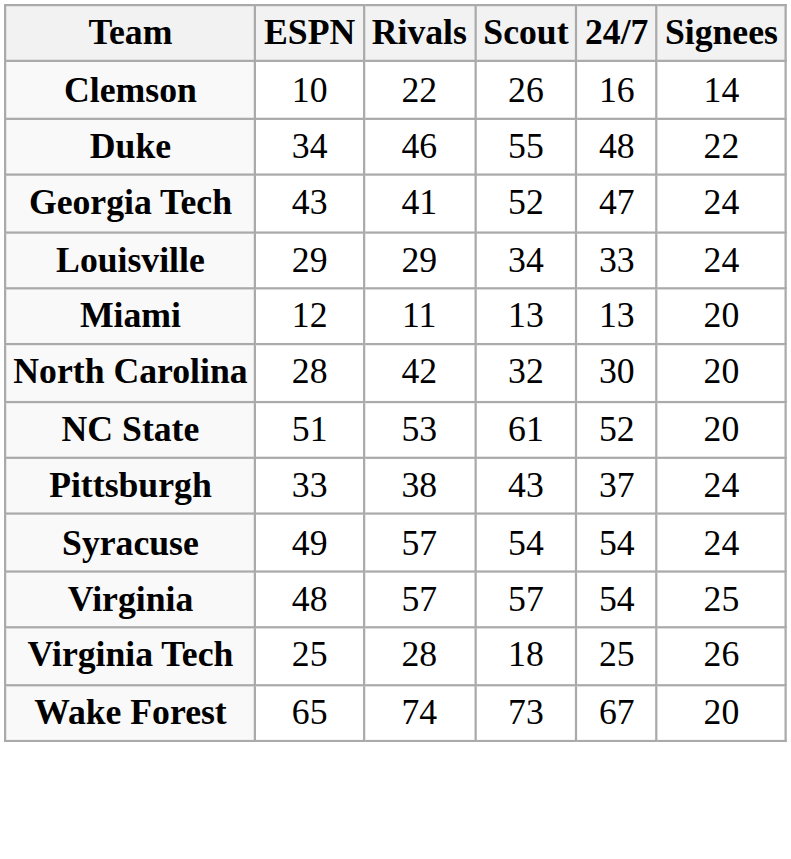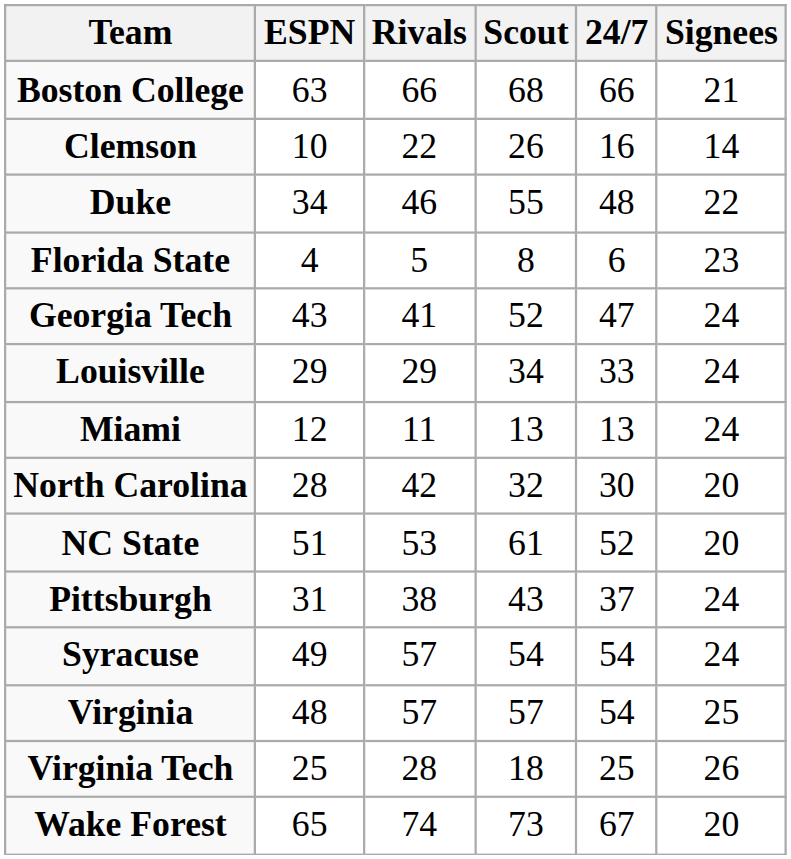+ row: (130, 89)
+ row: (130, 259)
(721, 315) 20 -> (721, 428) 24
(310, 485) 33 -> (310, 598) 31
